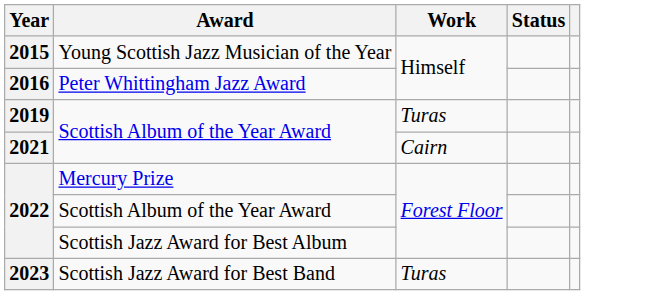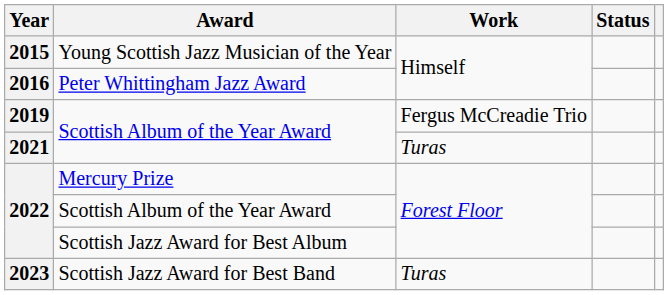(423, 115) Turas -> (494, 115) Fergus McCreadie Trio
(424, 147) Cairn -> (423, 147) Turas
